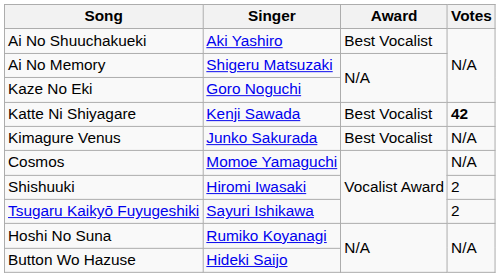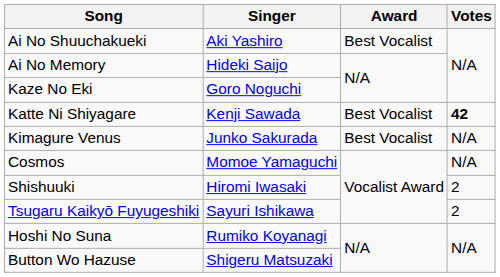(270, 65) Shigeru Matsuzaki -> (247, 65) Hideki Saijo
(247, 260) Hideki Saijo -> (270, 260) Shigeru Matsuzaki
